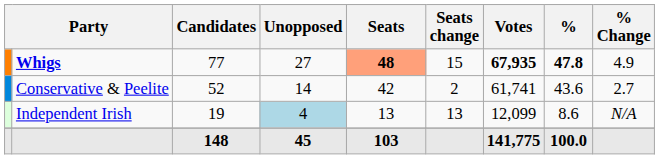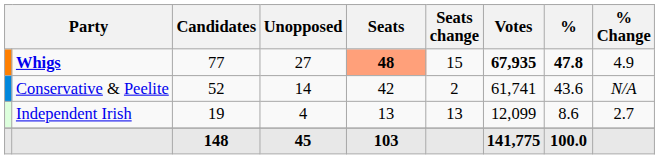(624, 88) 2.7 -> (624, 88) N/A
(303, 114) lightblue background -> (303, 114) no background
(624, 114) N/A -> (624, 114) 2.7
